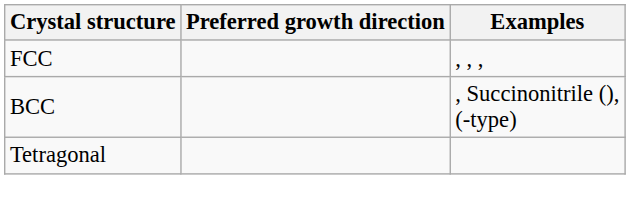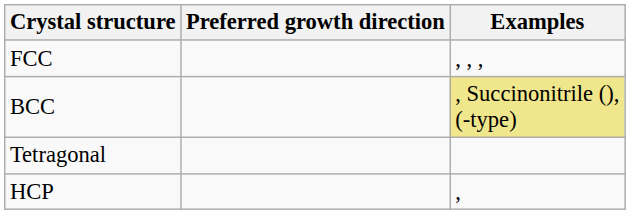(537, 106) no background -> (537, 106) khaki background
+ row: (32, 190)
